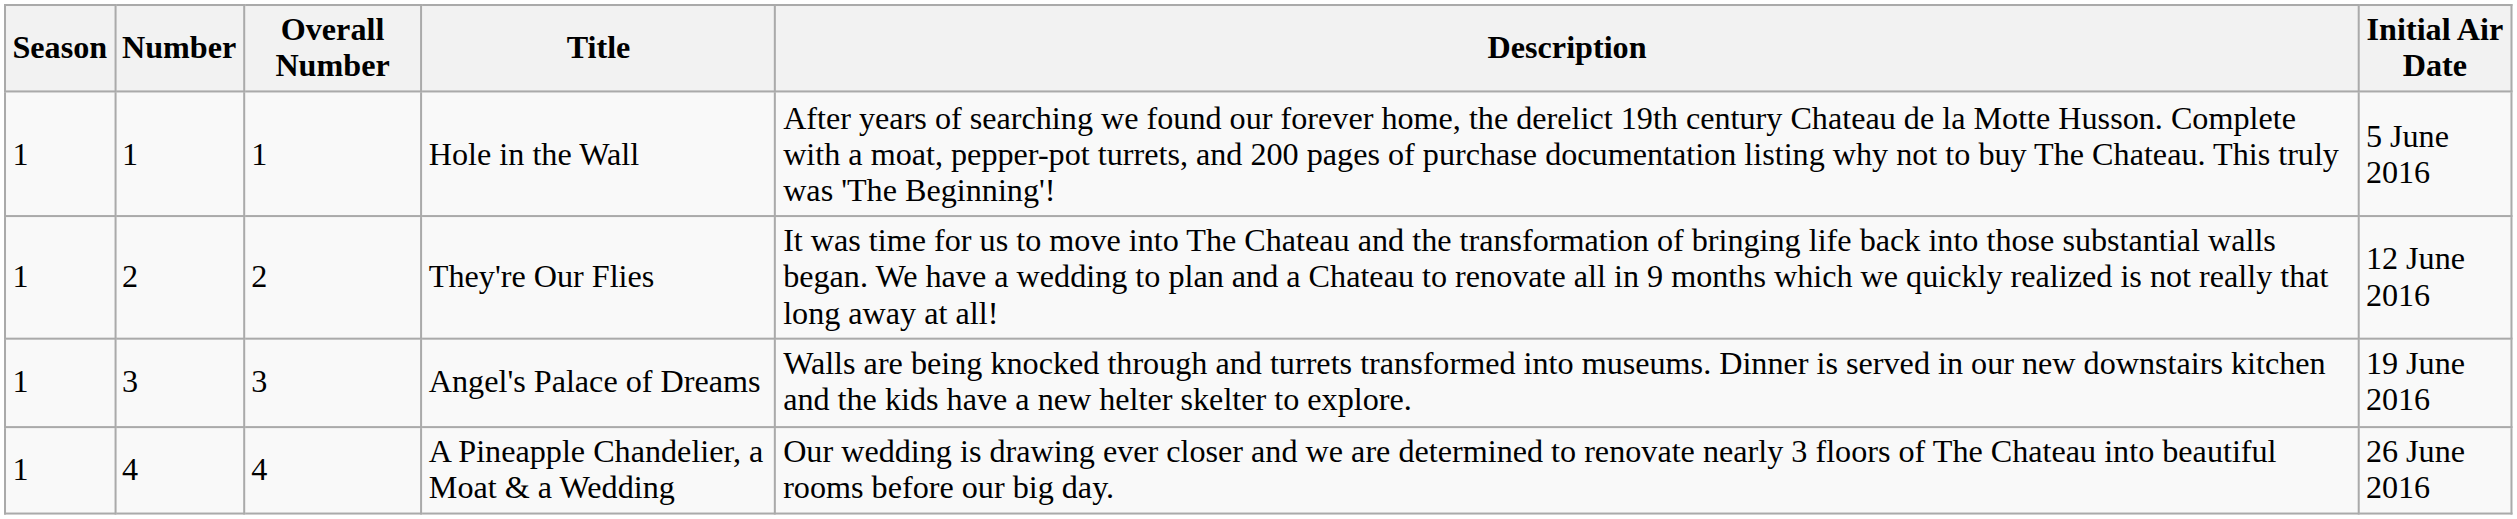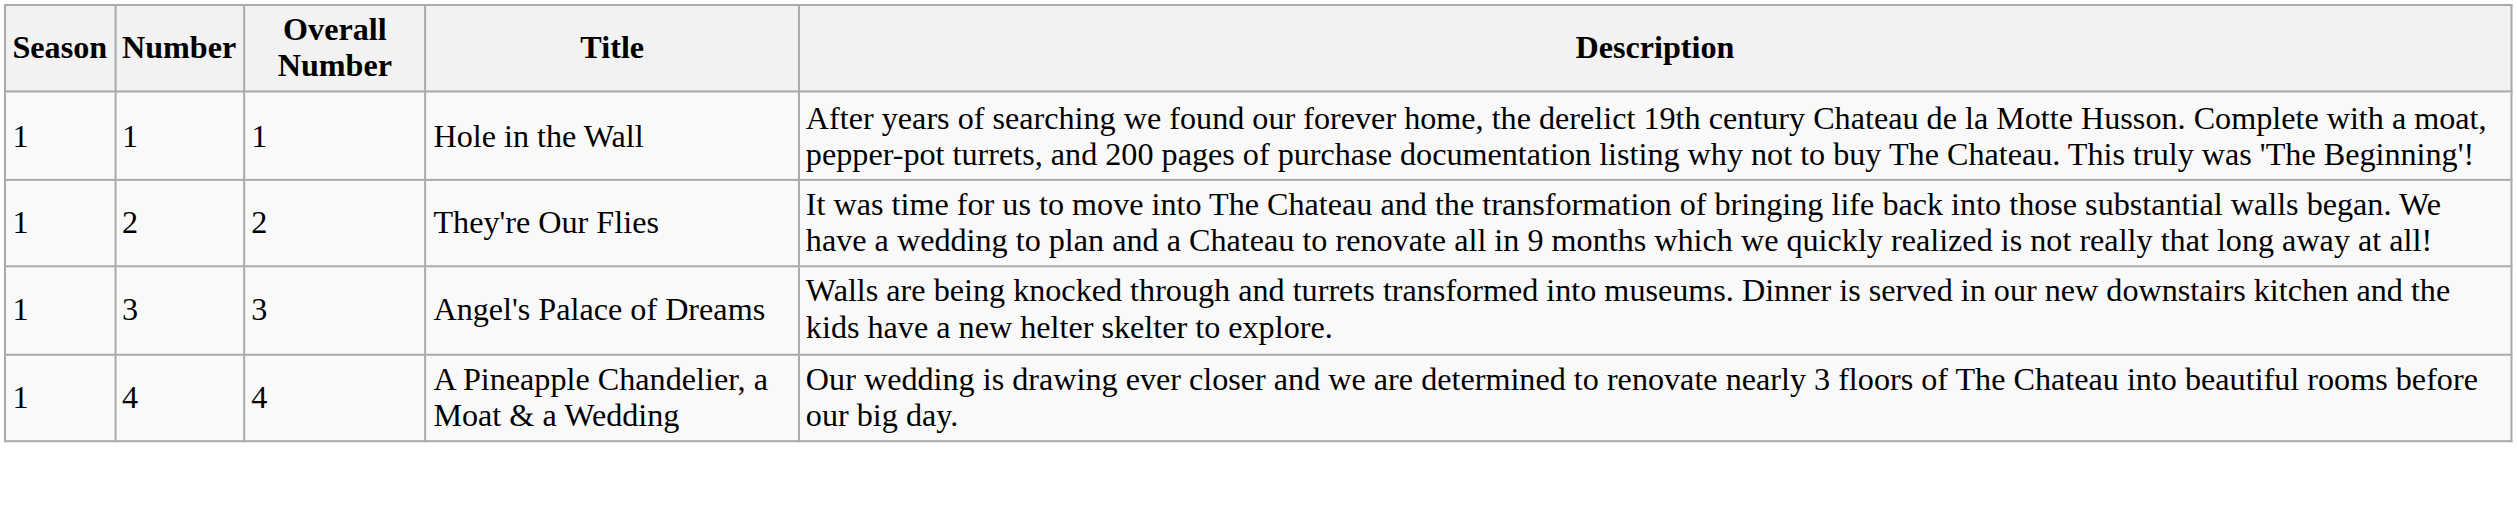- column: (2435, 48)
